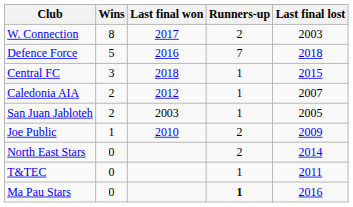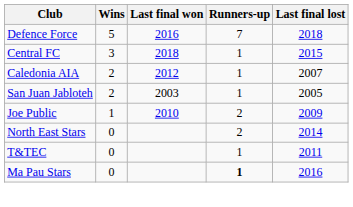- row: (43, 34)
